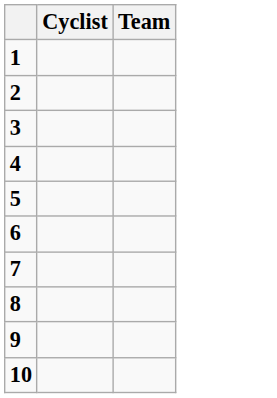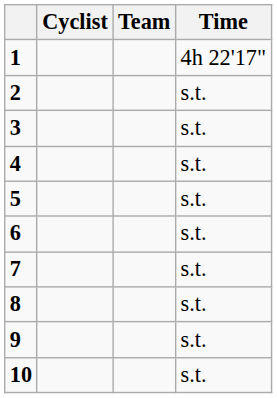+ column: (223, 22)
